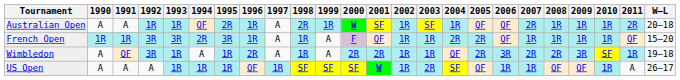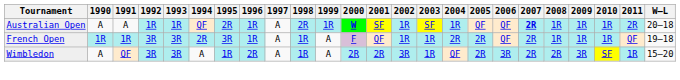(531, 26) normal -> (531, 26) bold
(531, 40) 1R -> (531, 40) 2R
(660, 40) 15–20 -> (660, 40) 19–18
(176, 54) 1R -> (176, 54) 3R
(404, 54) 1R -> (404, 54) 3R
(660, 54) 19–18 -> (660, 54) 15–20
- row: (25, 68)
